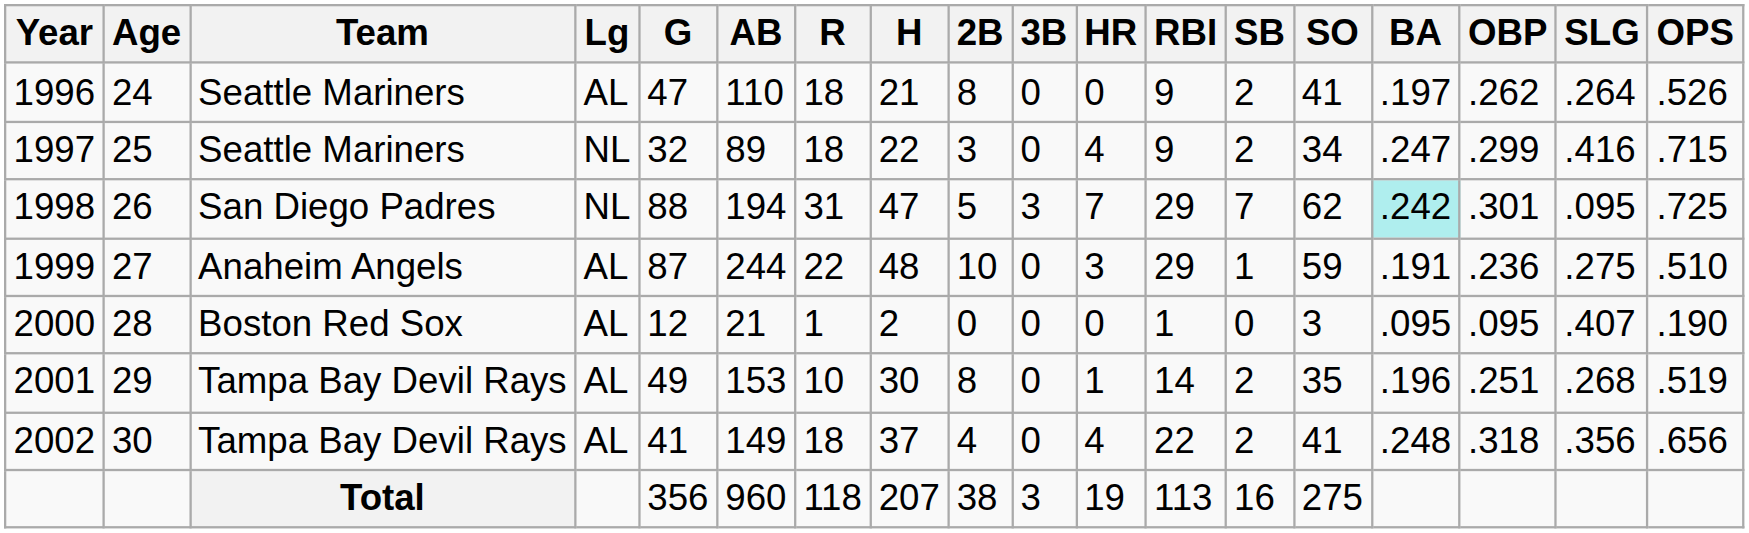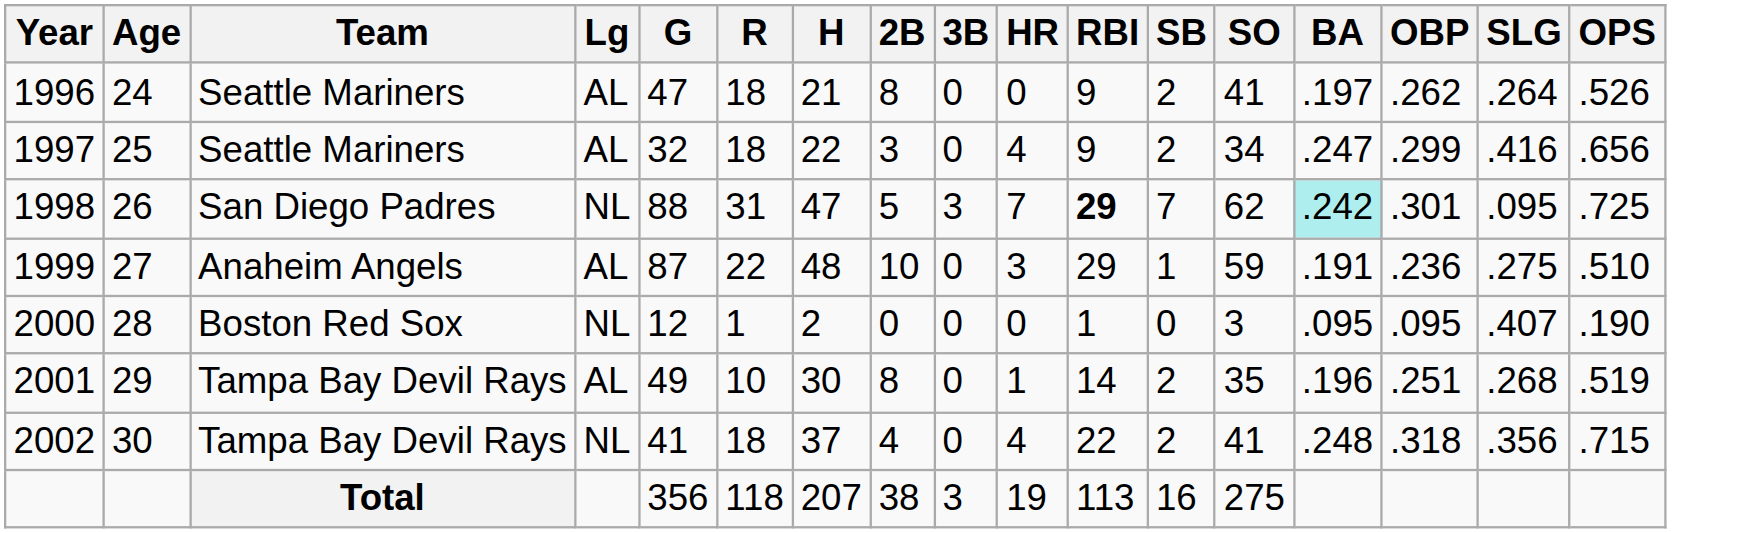- column: (756, 33)
(607, 149) NL -> (606, 149) AL
(1692, 149) .715 -> (1614, 149) .656
(1174, 207) normal -> (1096, 207) bold
(606, 324) AL -> (607, 324) NL
(606, 440) AL -> (607, 440) NL
(1692, 440) .656 -> (1614, 440) .715
